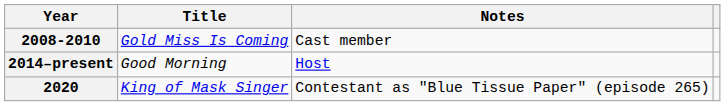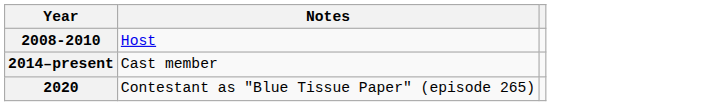- column: (205, 17)
(344, 40) Cast member -> (138, 40) Host
(313, 64) Host -> (169, 64) Cast member
